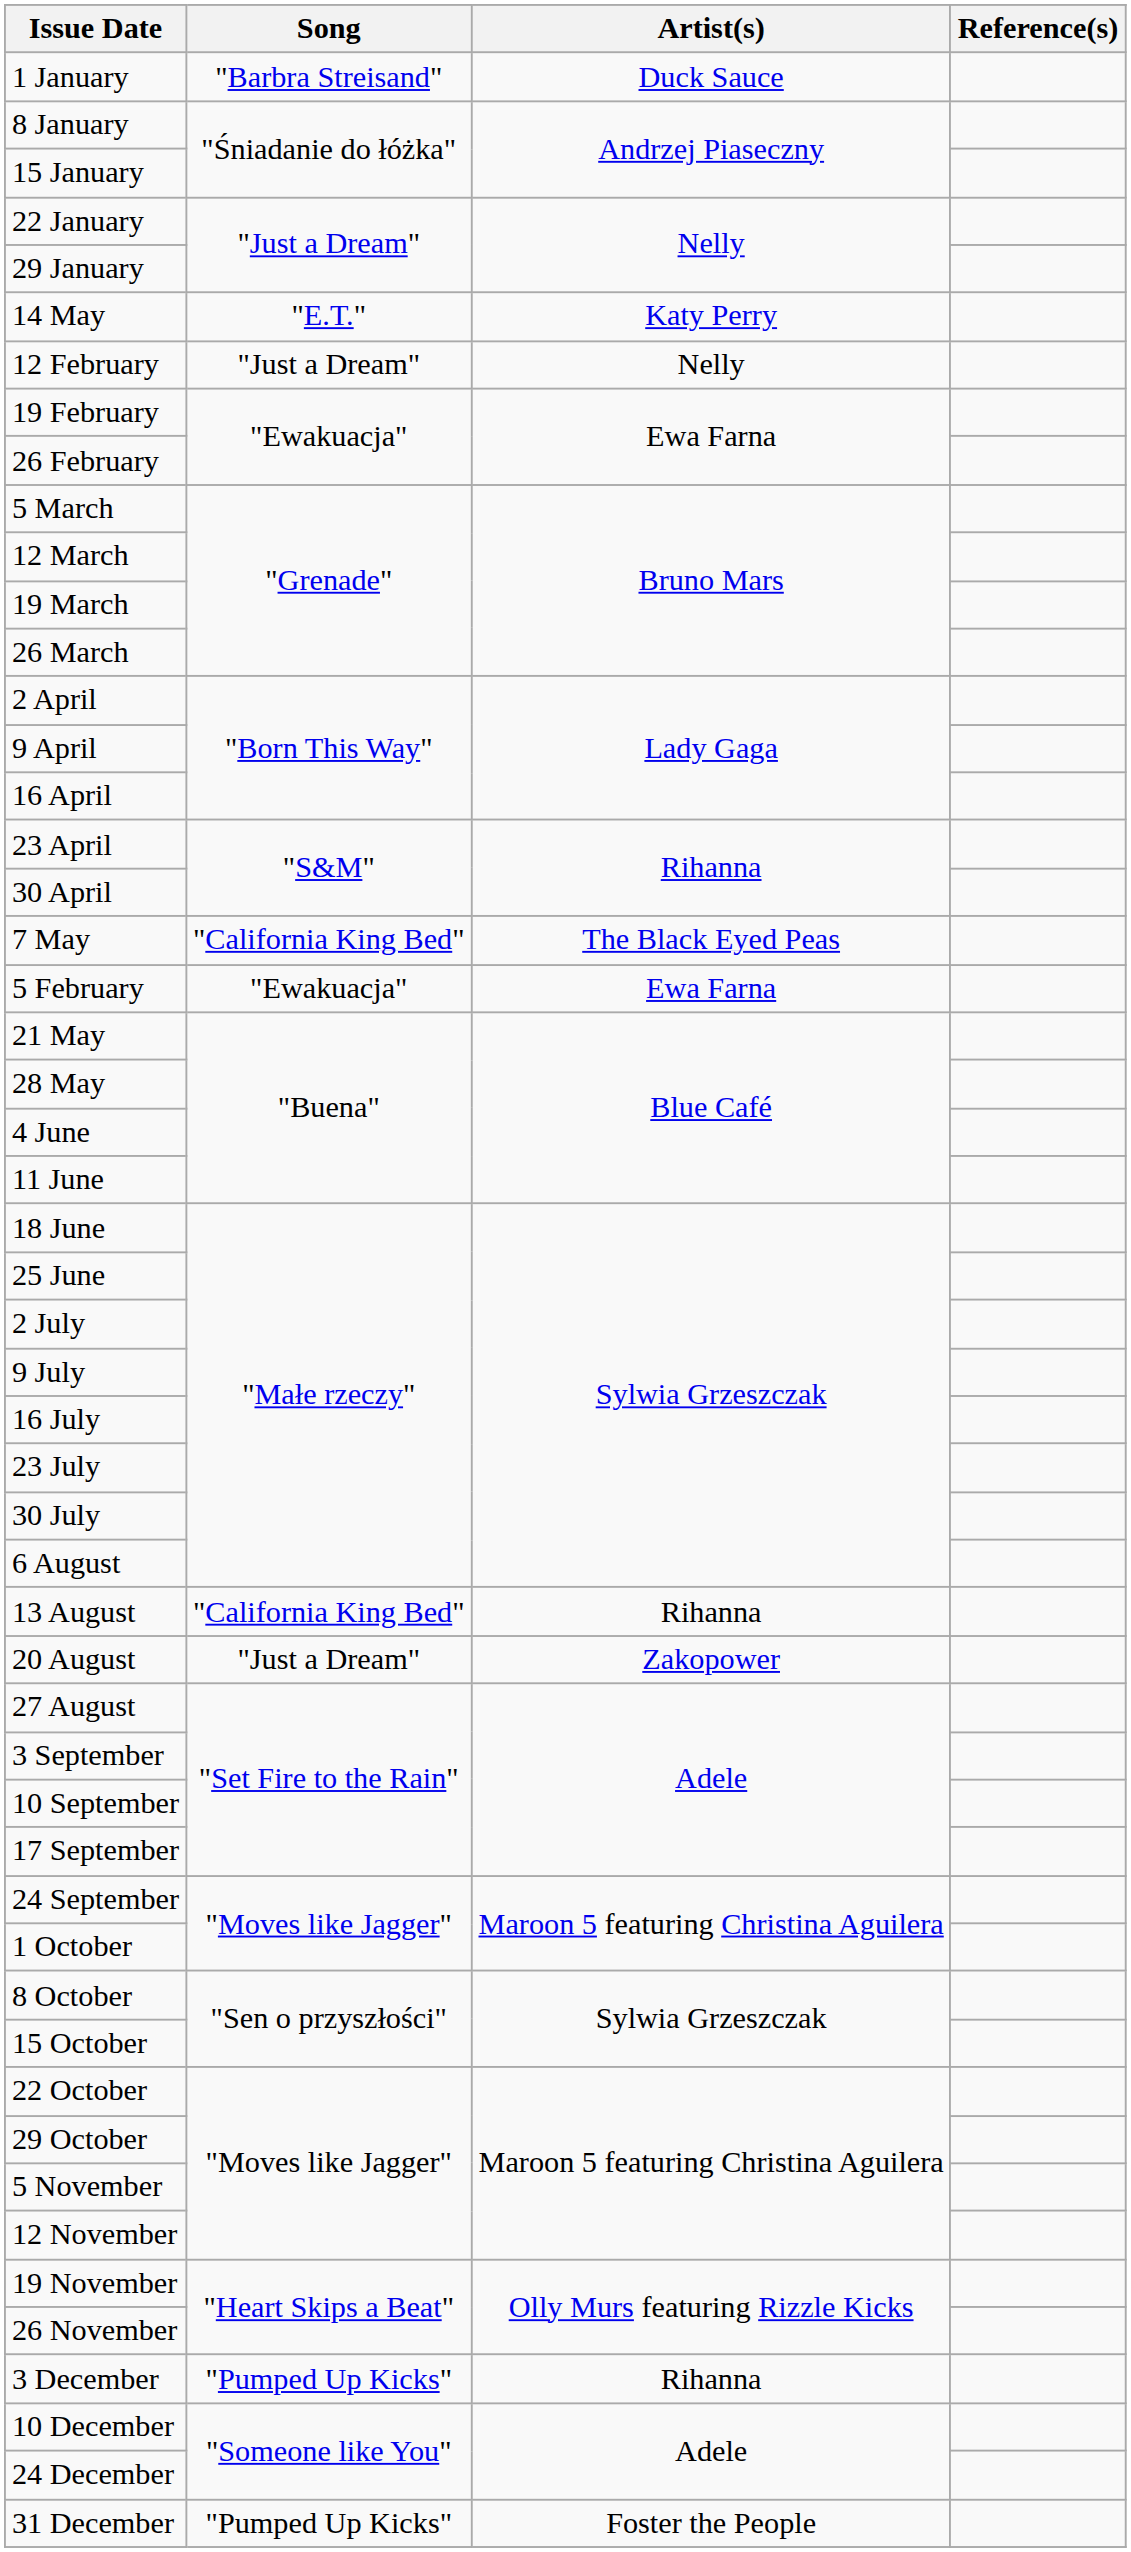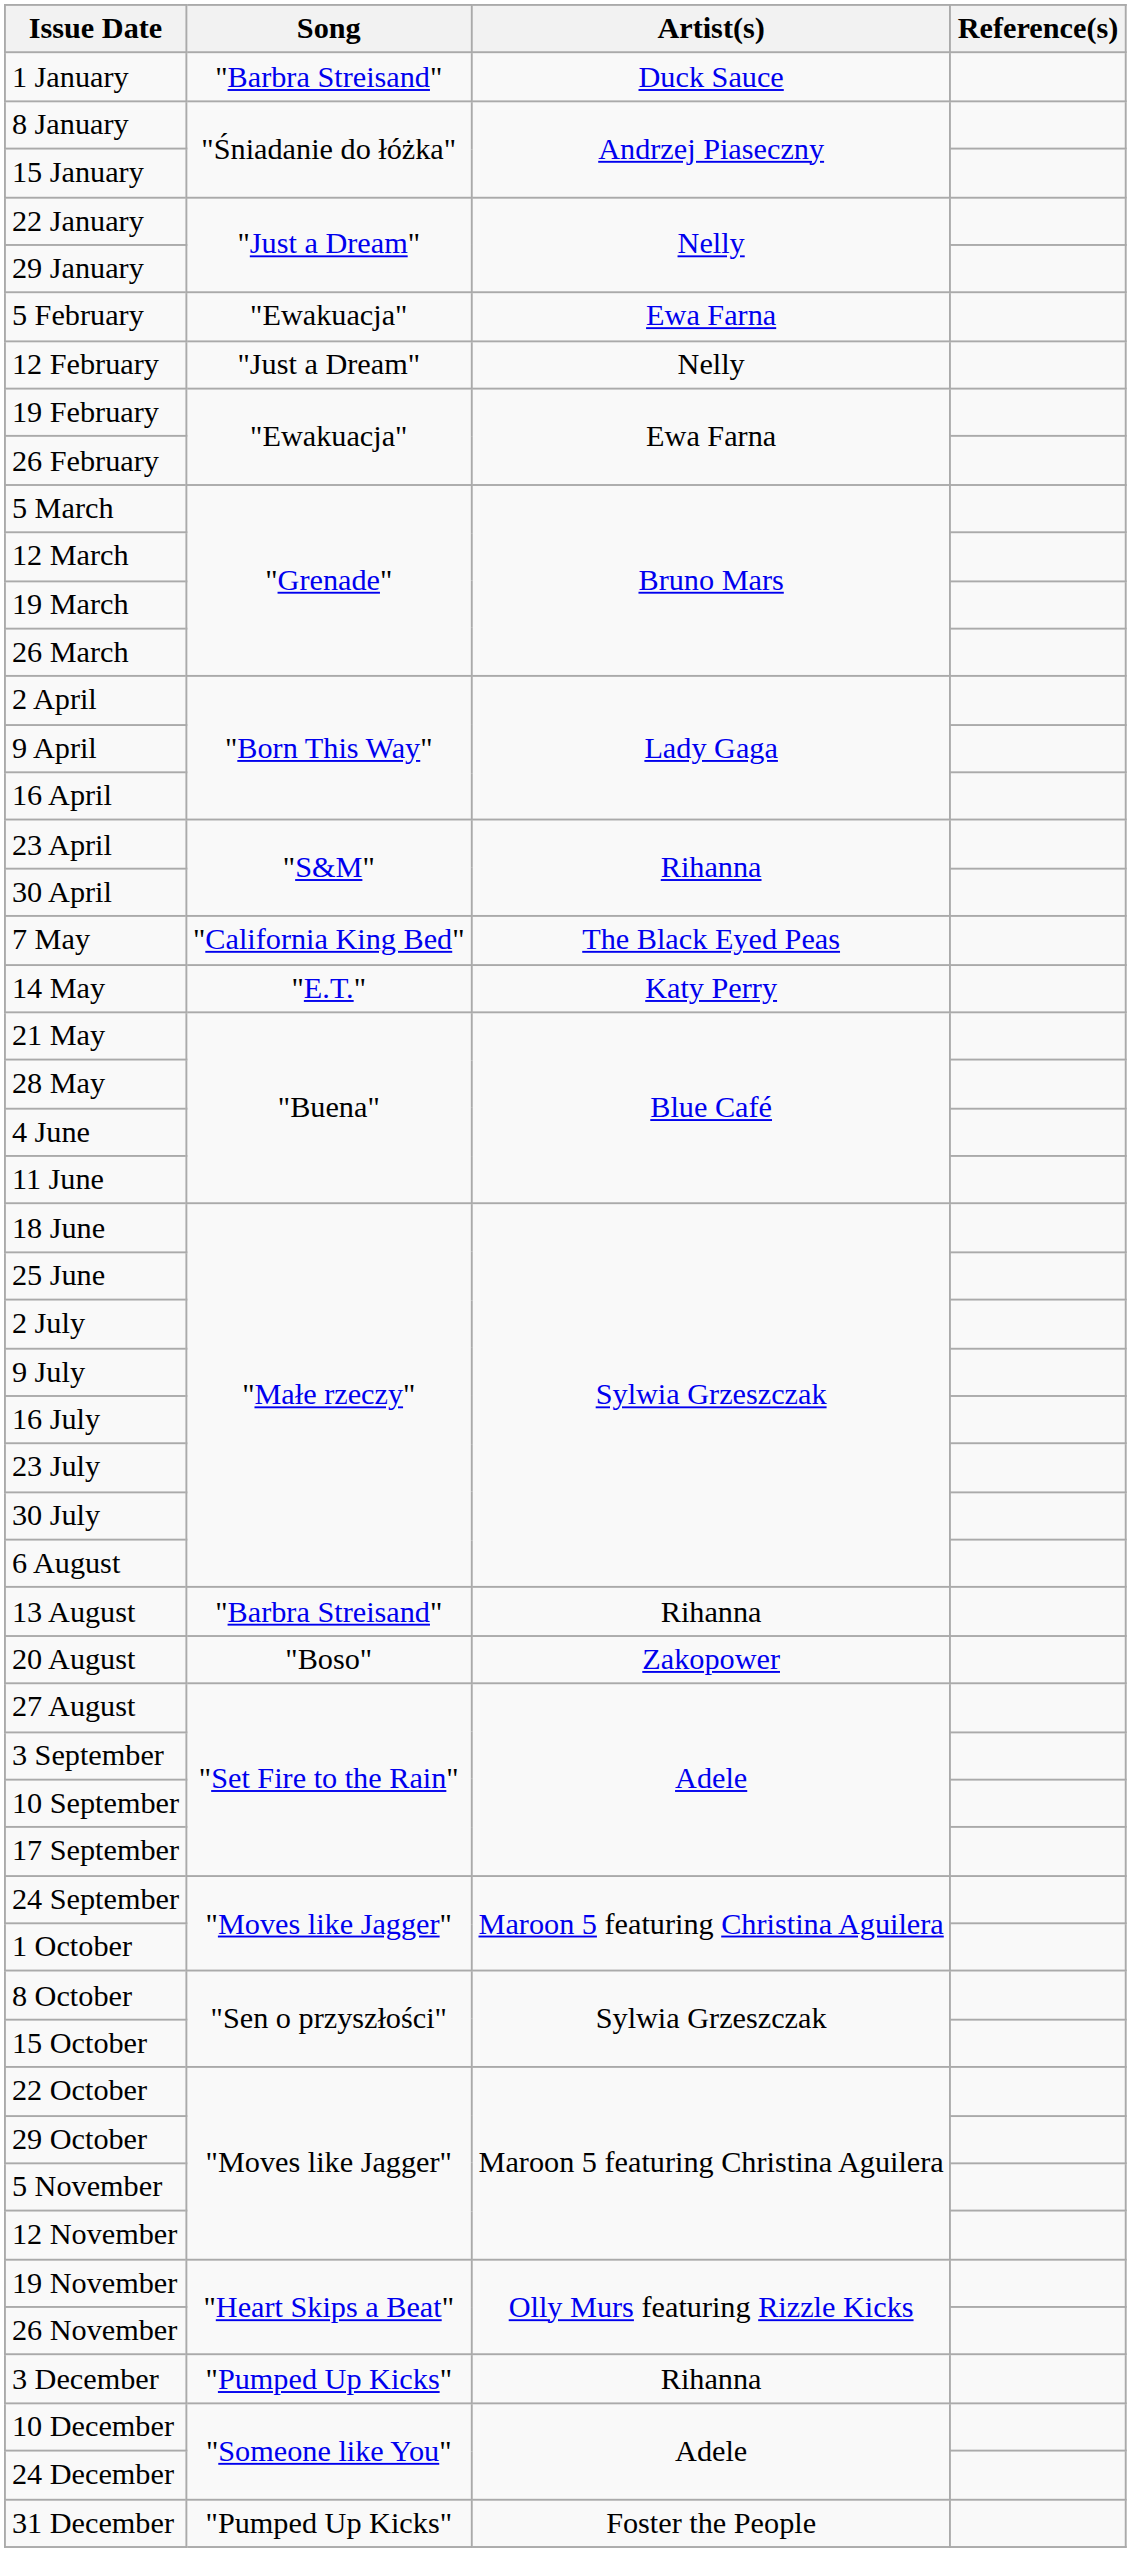rows swapped: (78, 987) <-> (59, 316)
(329, 1611) "California King Bed" -> (329, 1611) "Barbra Streisand"
(329, 1659) "Just a Dream" -> (329, 1659) "Boso"
